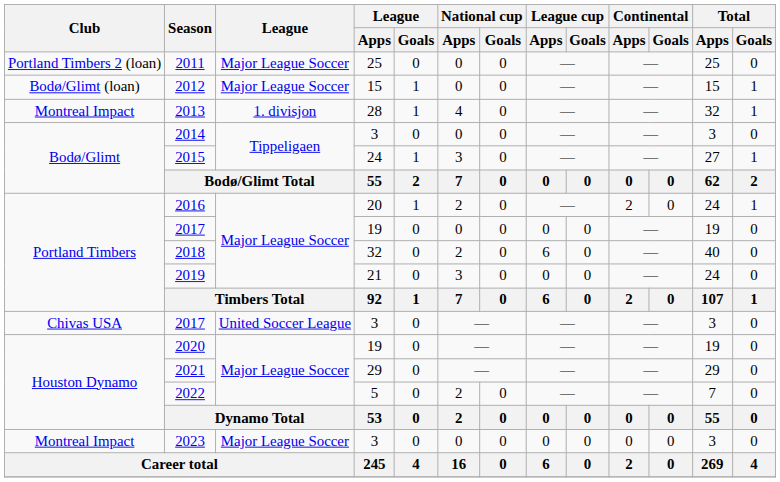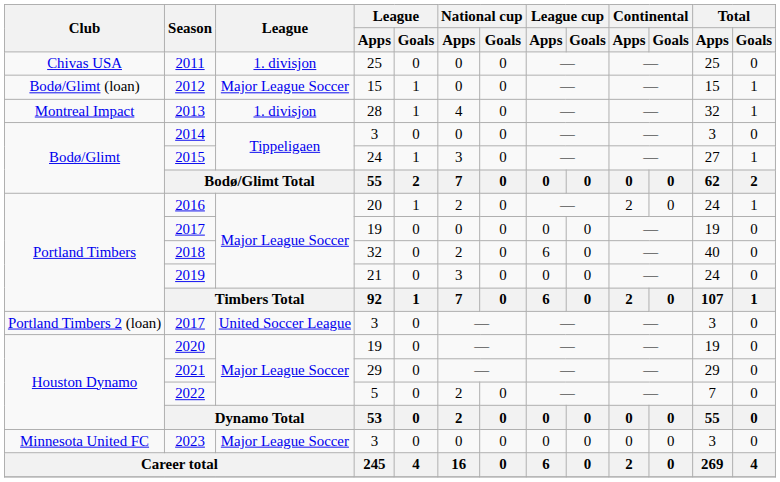(85, 63) Portland Timbers 2 (loan) -> (85, 63) Chivas USA
(285, 63) Major League Soccer -> (285, 63) 1. divisjon
(85, 323) Chivas USA -> (85, 323) Portland Timbers 2 (loan)
(85, 441) Montreal Impact -> (85, 441) Minnesota United FC
